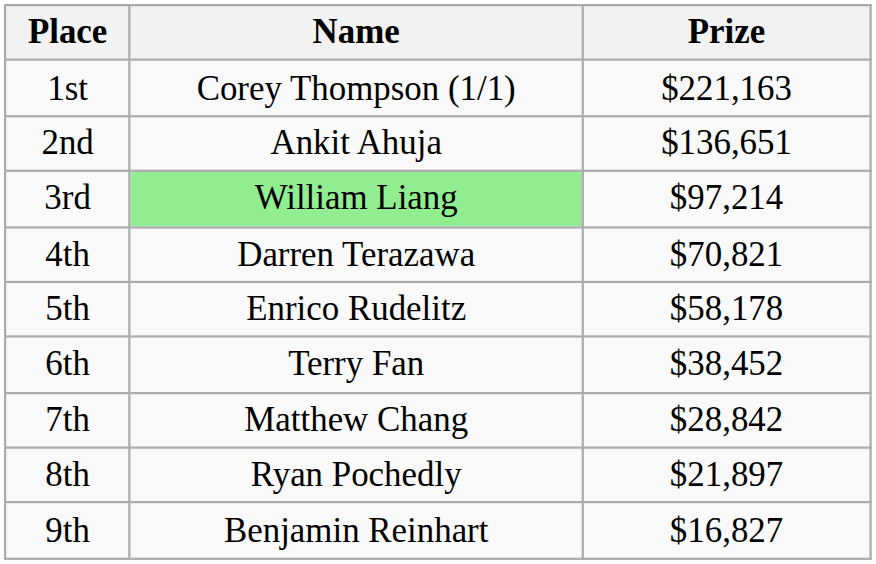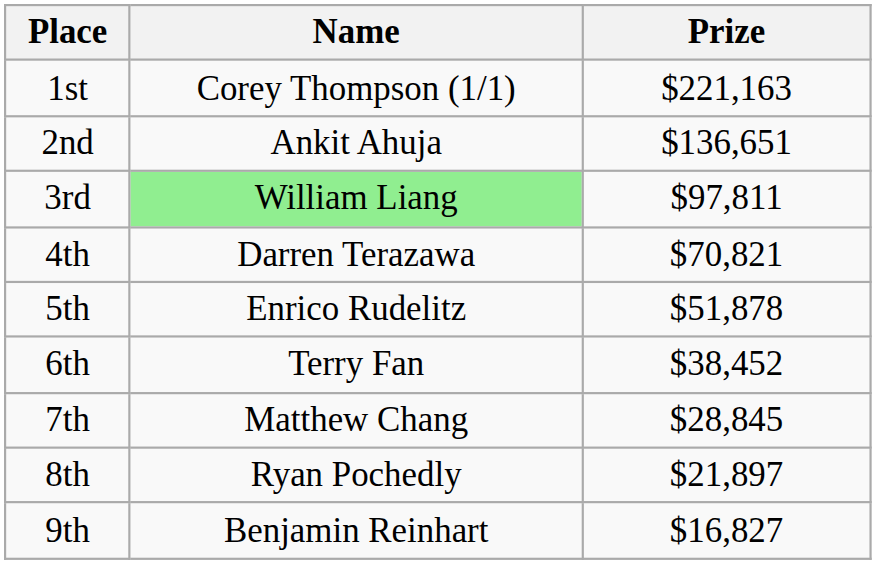(727, 198) $97,214 -> (727, 198) $97,811
(727, 308) $58,178 -> (727, 308) $51,878
(727, 419) $28,842 -> (727, 419) $28,845
